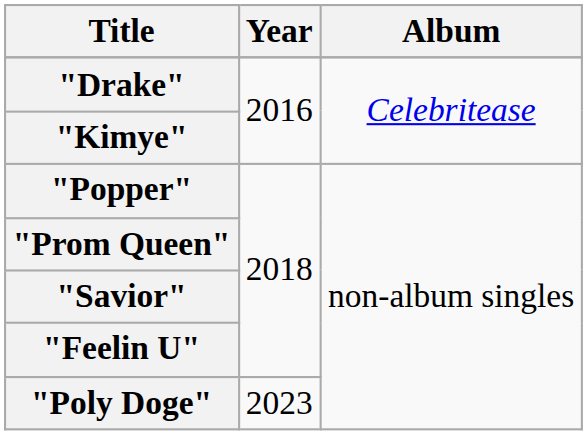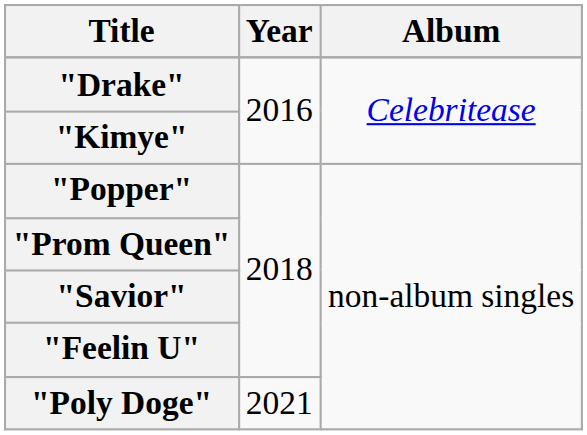(279, 402) 2023 -> (279, 402) 2021
